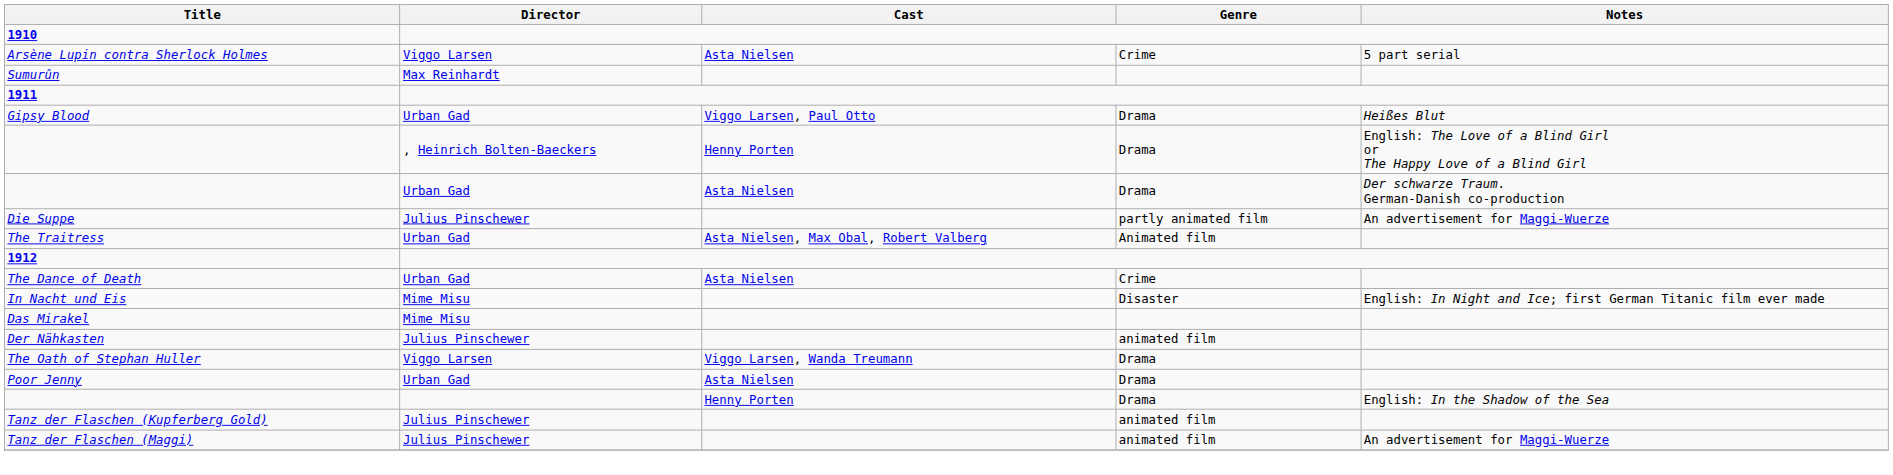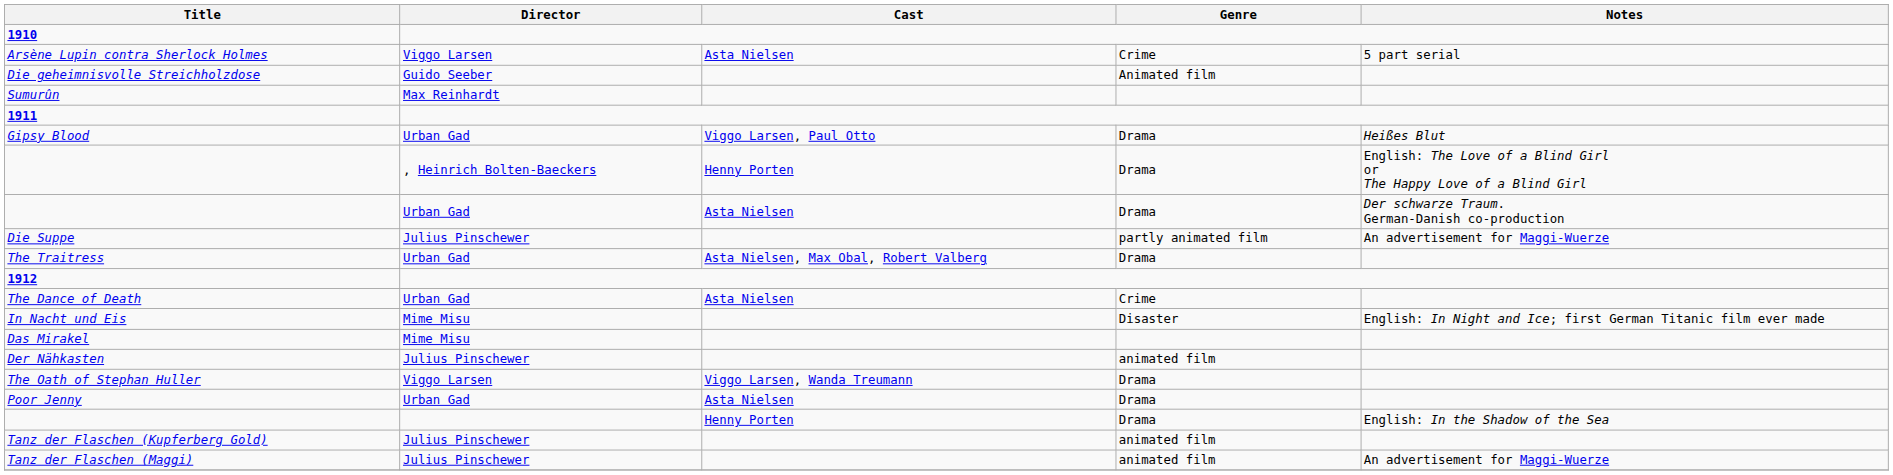+ row: (134, 75)
(1167, 238) Animated film -> (1137, 259) Drama
